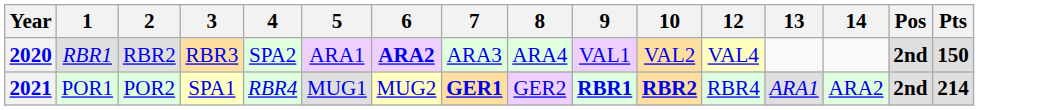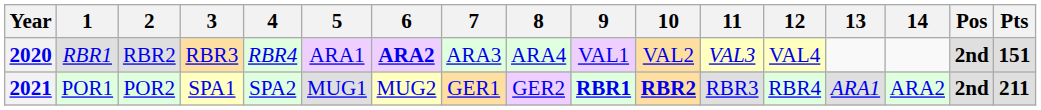+ column: (732, 21)
(273, 54) SPA2 -> (273, 54) RBR4
(953, 54) 150 -> (1014, 54) 151
(273, 88) RBR4 -> (273, 88) SPA2
(474, 88) bold -> (474, 88) normal
(953, 88) 214 -> (1014, 88) 211
